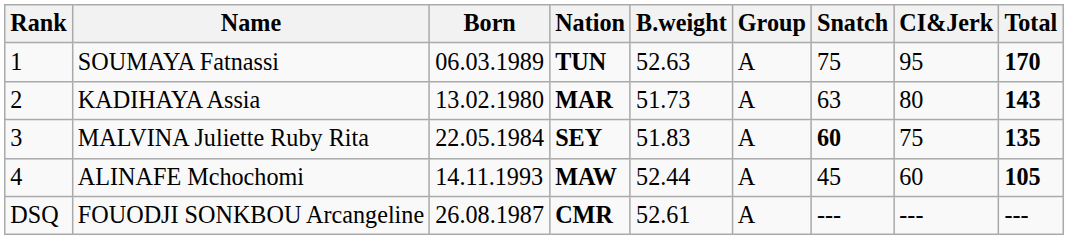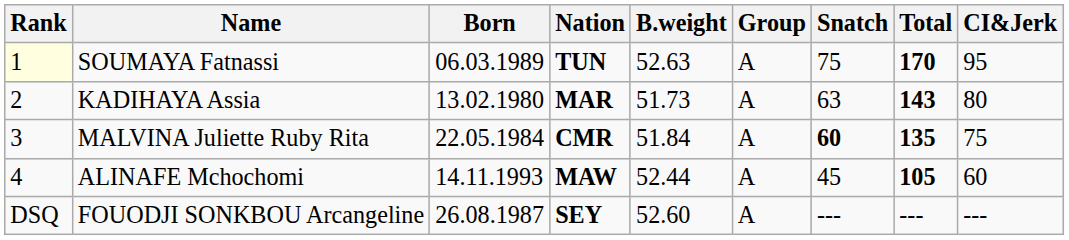columns swapped: (946, 23) <-> (1031, 23)
(16, 61) no background -> (16, 61) lightyellow background
(579, 138) SEY -> (584, 138) CMR
(663, 138) 51.83 -> (663, 138) 51.84
(584, 215) CMR -> (579, 215) SEY
(663, 215) 52.61 -> (663, 215) 52.60
